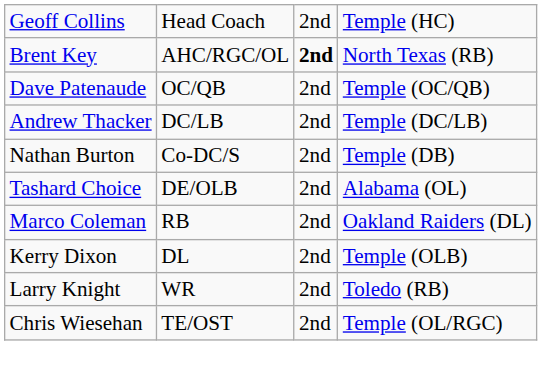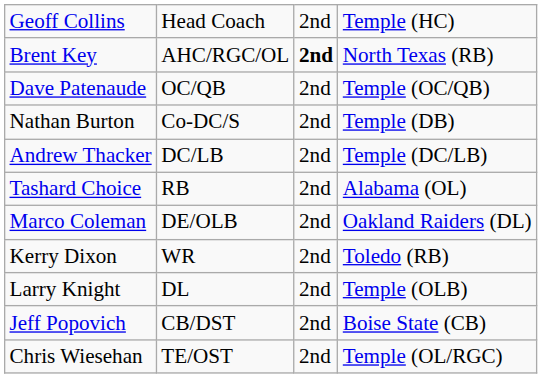rows swapped: (81, 121) <-> (72, 155)
(200, 188) DE/OLB -> (175, 188) RB
(175, 222) RB -> (200, 222) DE/OLB
(175, 255) DL -> (178, 255) WR
(405, 255) Temple (OLB) -> (396, 255) Toledo (RB)
(178, 289) WR -> (175, 289) DL
(396, 289) Toledo (RB) -> (405, 289) Temple (OLB)
+ row: (68, 322)
